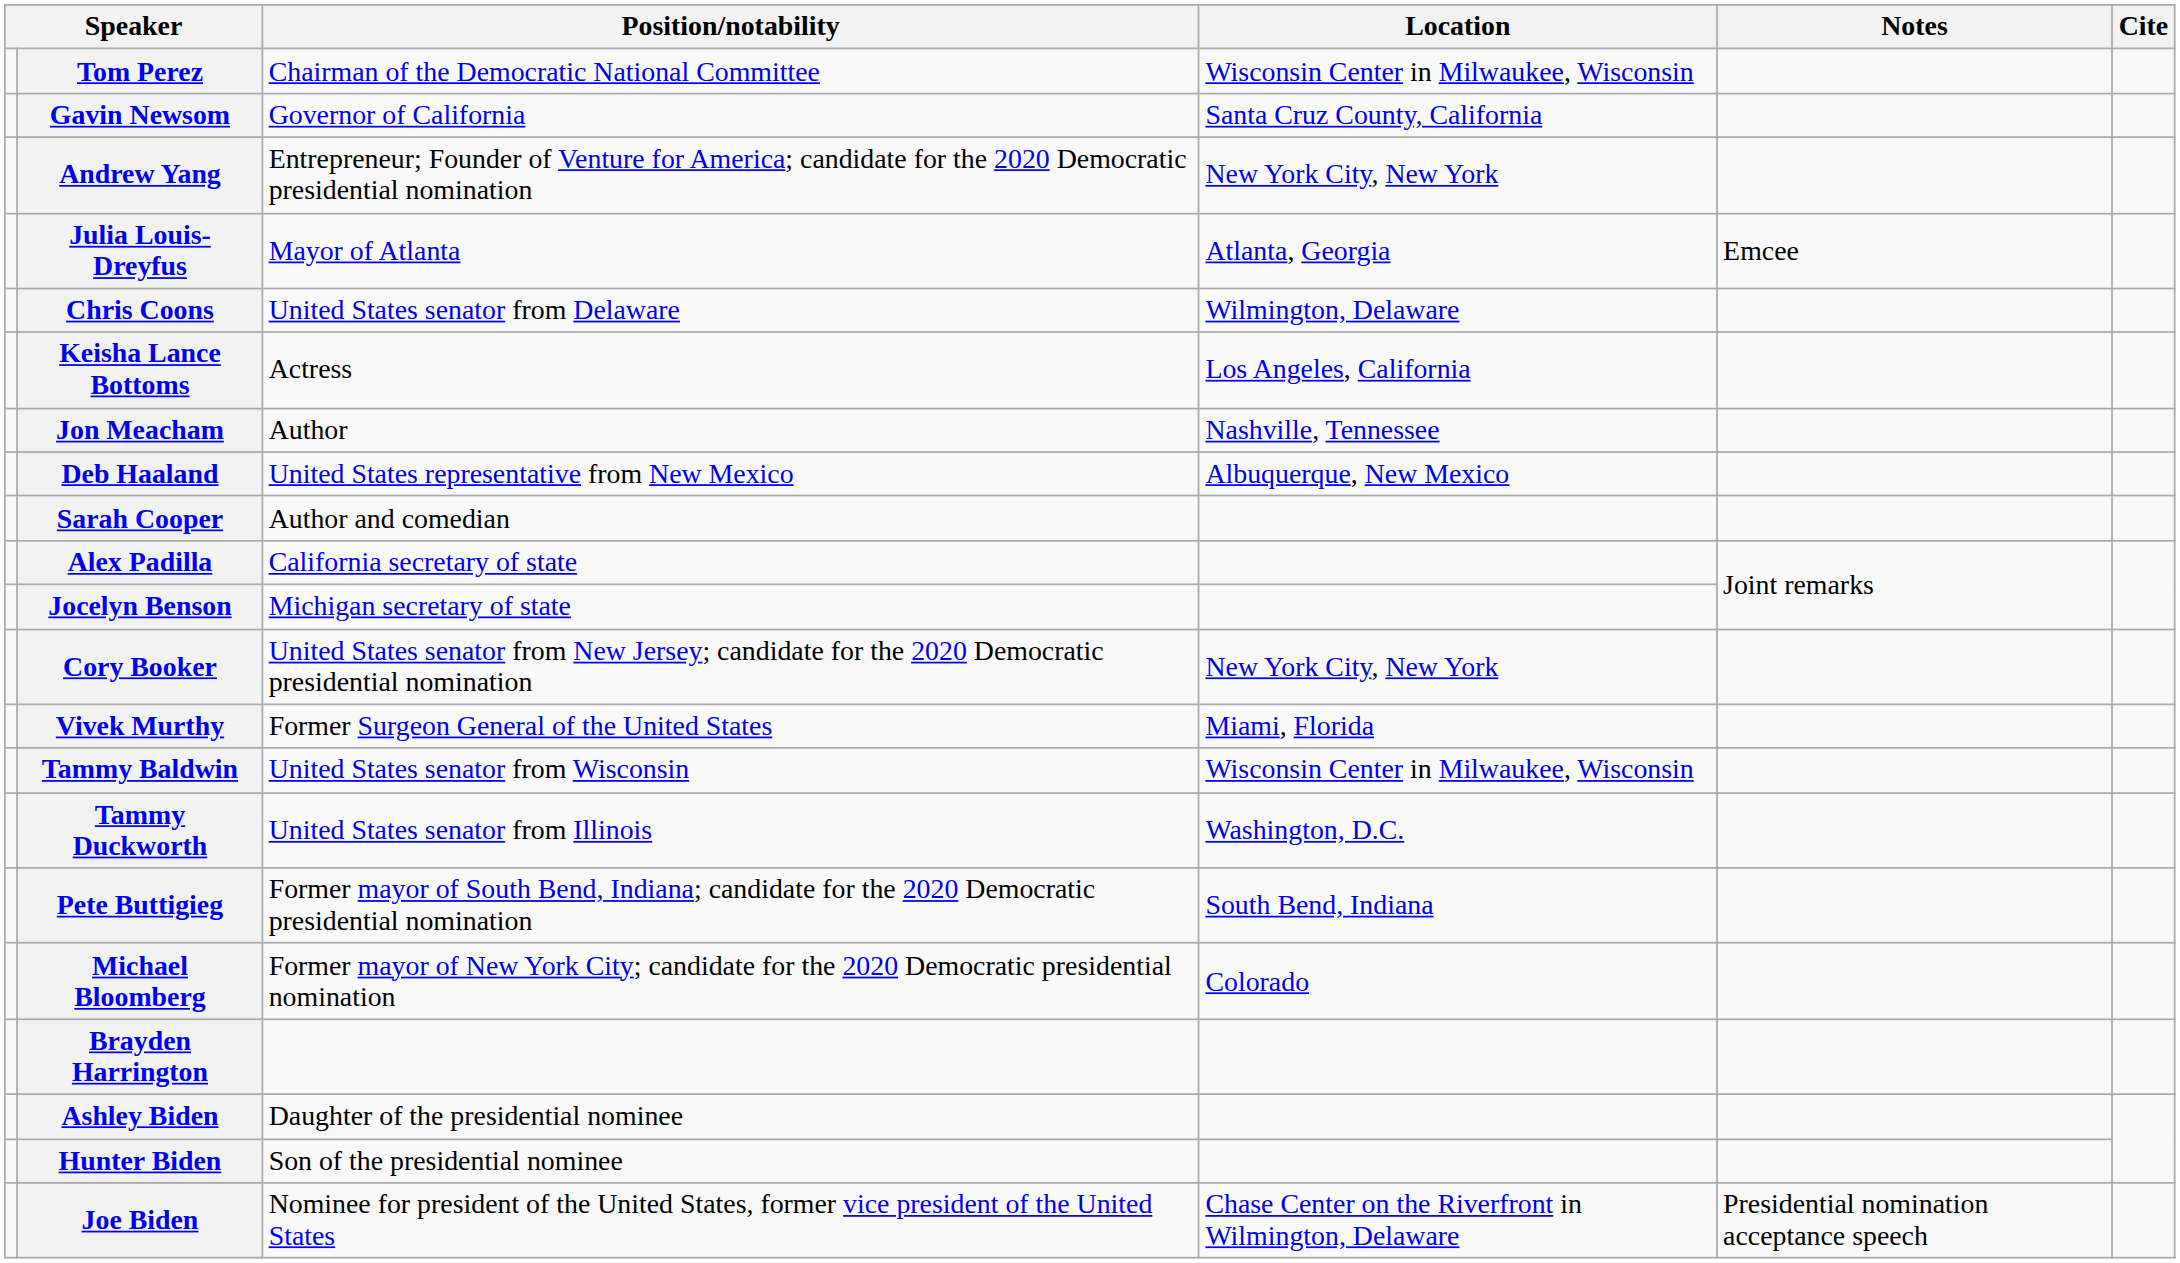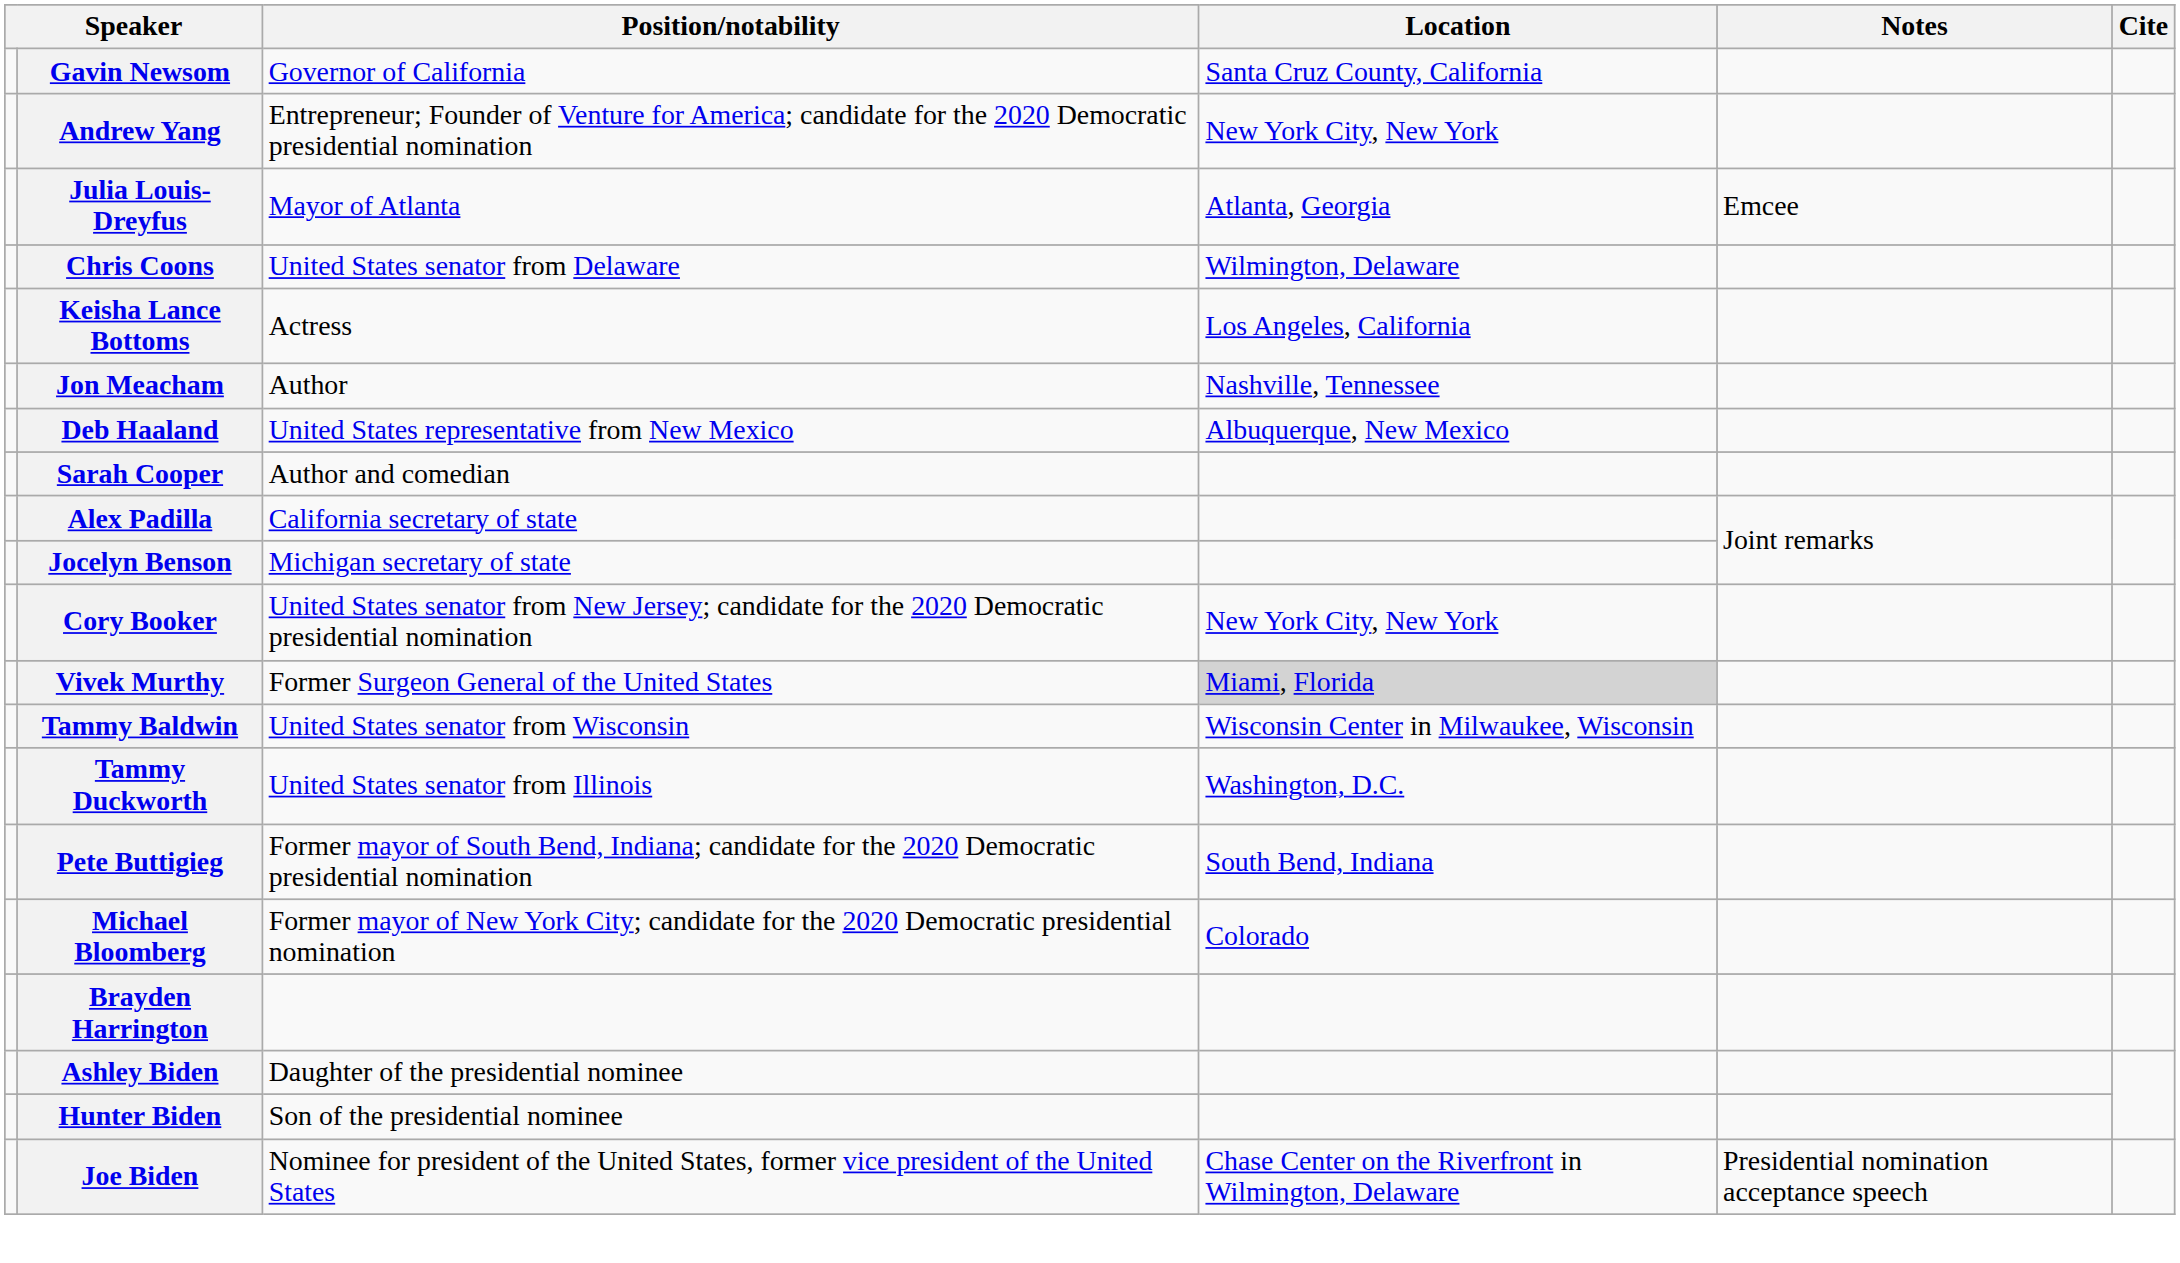- row: (140, 70)
(1290, 725) no background -> (1290, 681) lightgrey background
